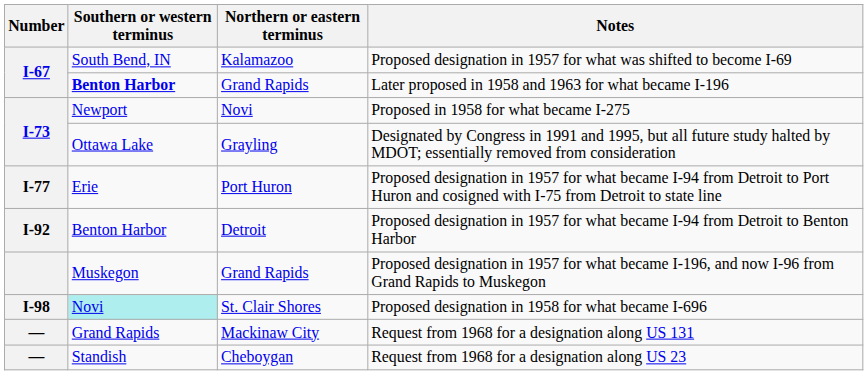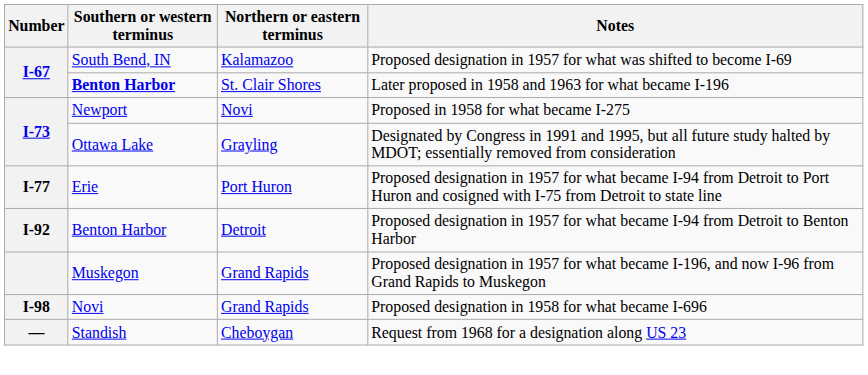(265, 85) Grand Rapids -> (271, 85) St. Clair Shores
(88, 307) paleturquoise background -> (88, 307) no background
(271, 307) St. Clair Shores -> (265, 307) Grand Rapids
- row: (533, 332)
